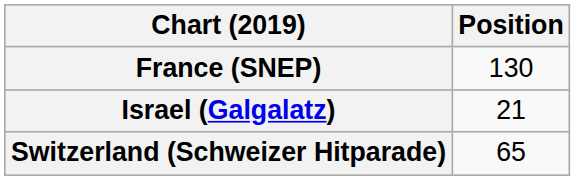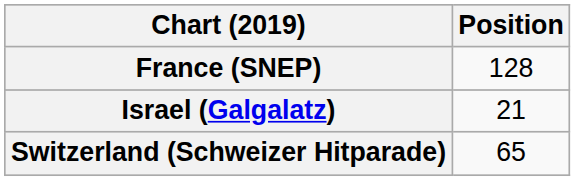(511, 68) 130 -> (511, 68) 128
